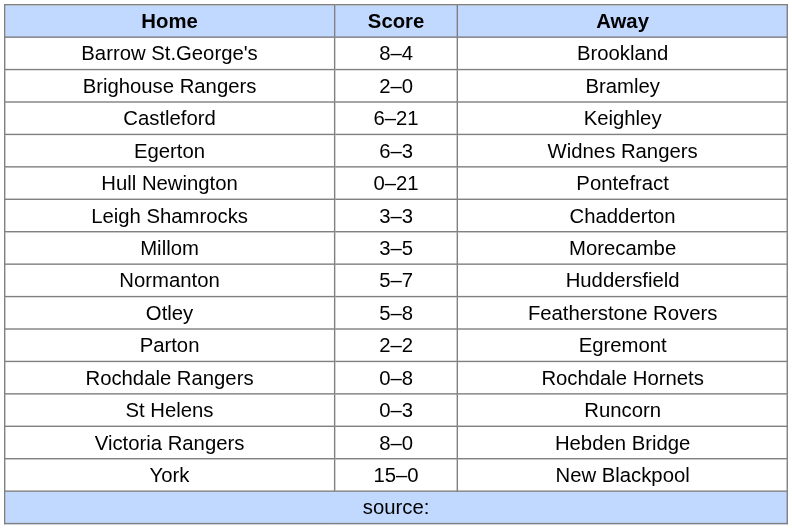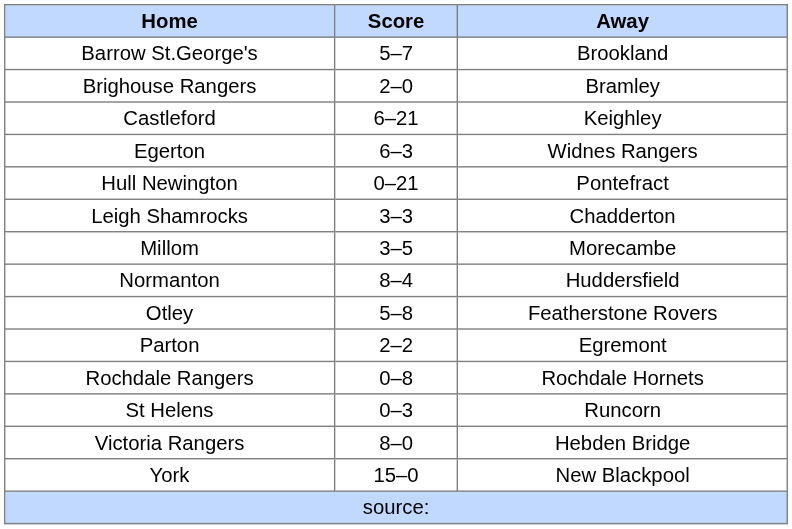(396, 53) 8–4 -> (396, 53) 5–7
(396, 280) 5–7 -> (396, 280) 8–4
